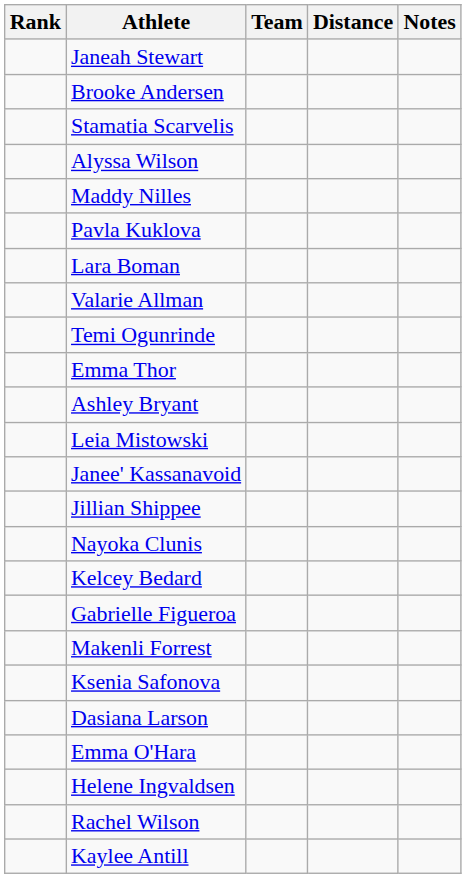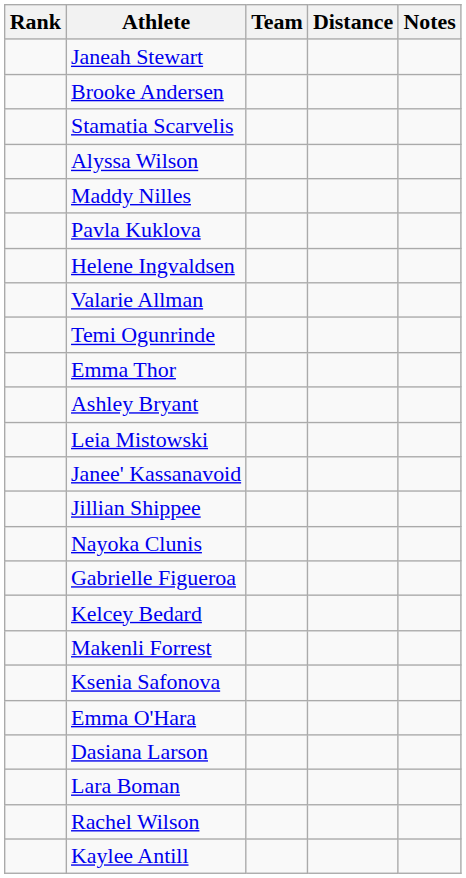rows swapped: (153, 786) <-> (126, 265)
rows swapped: (136, 578) <-> (154, 612)
rows swapped: (140, 717) <-> (134, 751)
